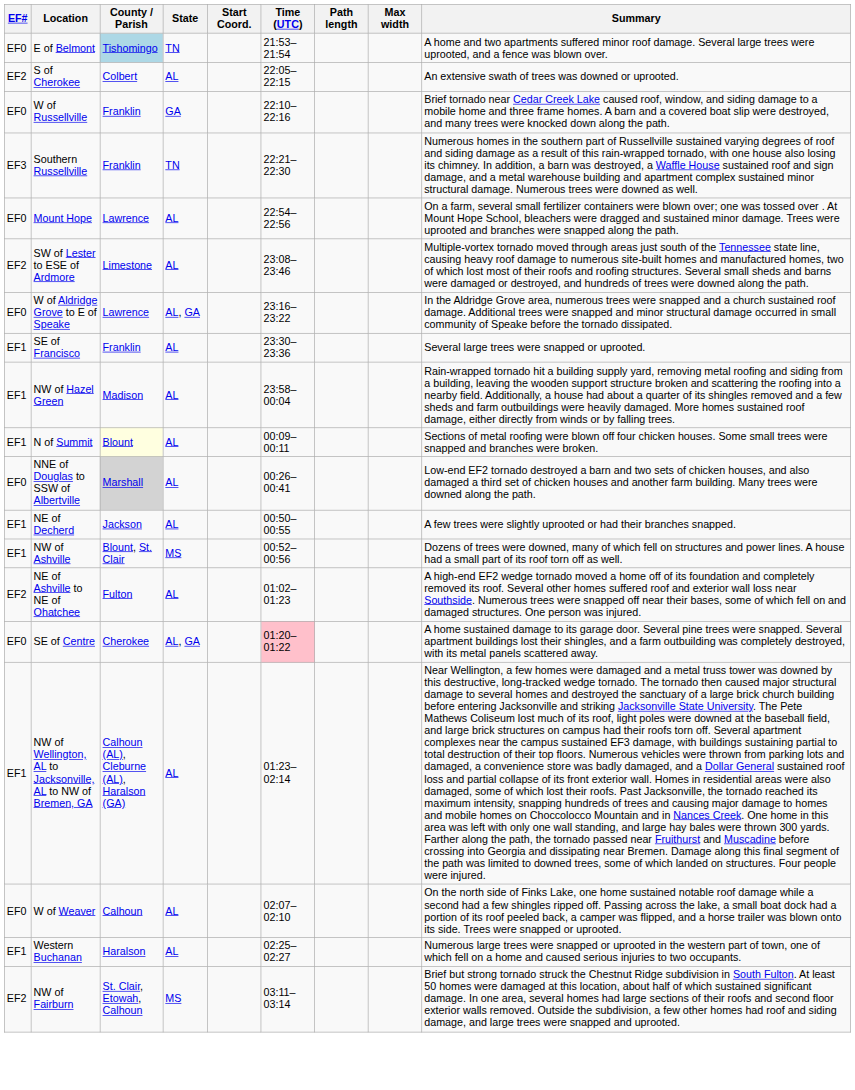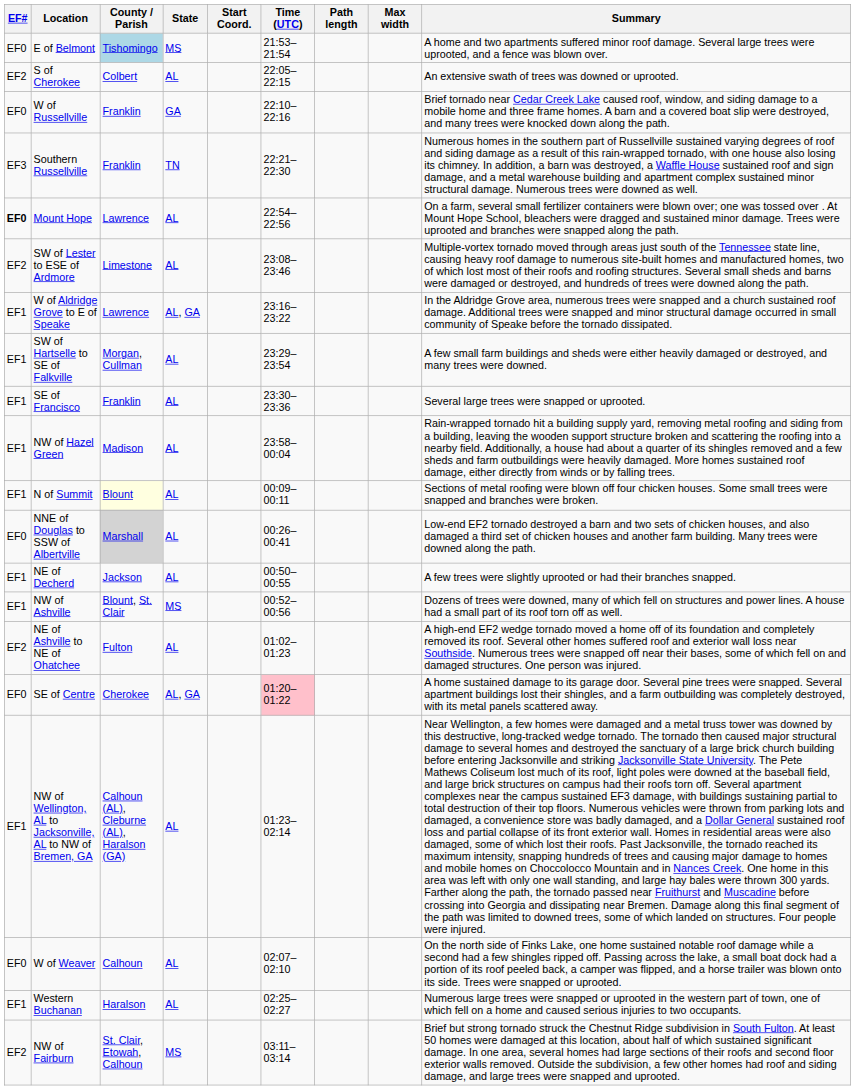(172, 48) TN -> (173, 48) MS
(17, 218) normal -> (17, 218) bold
(17, 312) EF0 -> (17, 312) EF1
+ row: (61, 360)
